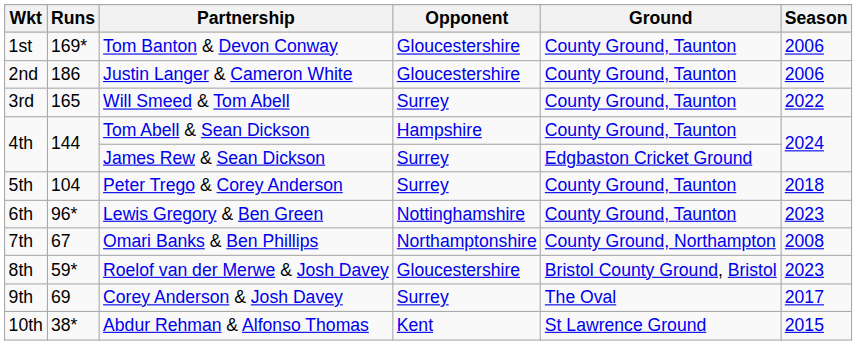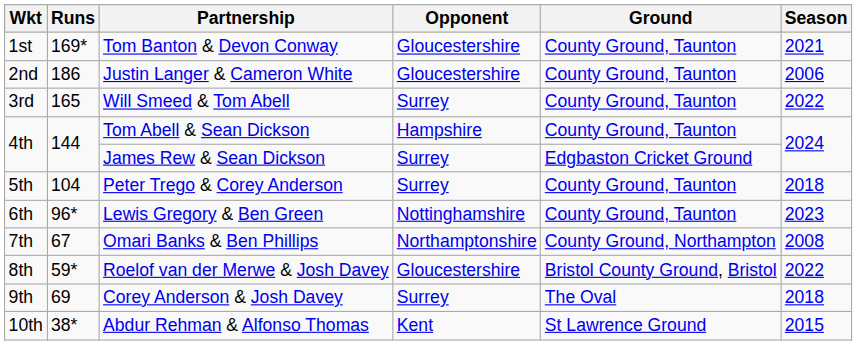(804, 46) 2006 -> (804, 46) 2021
(804, 269) 2023 -> (804, 269) 2022
(804, 297) 2017 -> (804, 297) 2018
